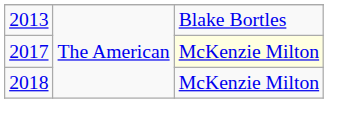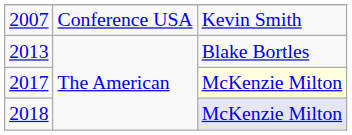+ row: (29, 20)
(249, 82) no background -> (272, 113) lavender background
